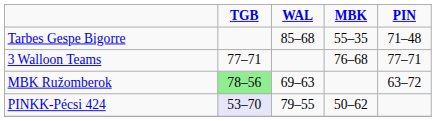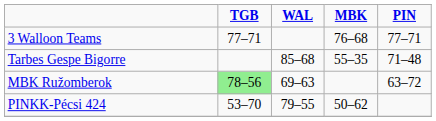rows swapped: (67, 38) <-> (54, 60)
(244, 105) lavender background -> (244, 105) no background
